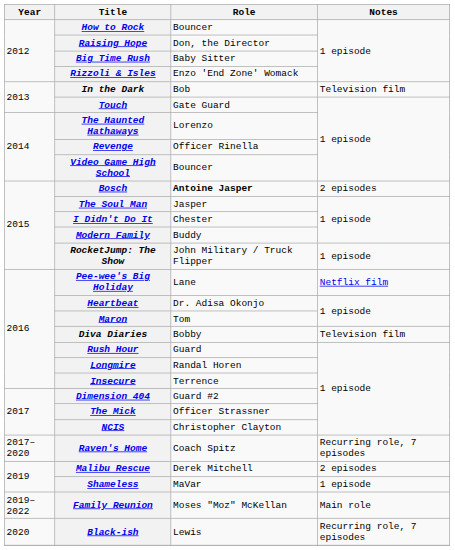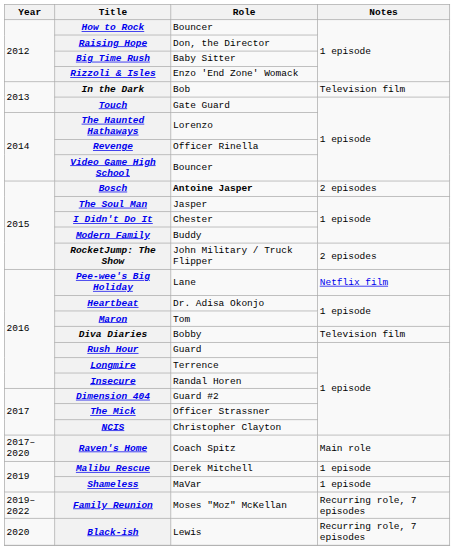(345, 256) 1 episode -> (348, 256) 2 episodes
(207, 365) Randal Horen -> (196, 365) Terrence
(196, 381) Terrence -> (207, 381) Randal Horen
(368, 448) Recurring role, 7 episodes -> (345, 448) Main role
(348, 469) 2 episodes -> (345, 469) 1 episode
(345, 505) Main role -> (368, 505) Recurring role, 7 episodes
